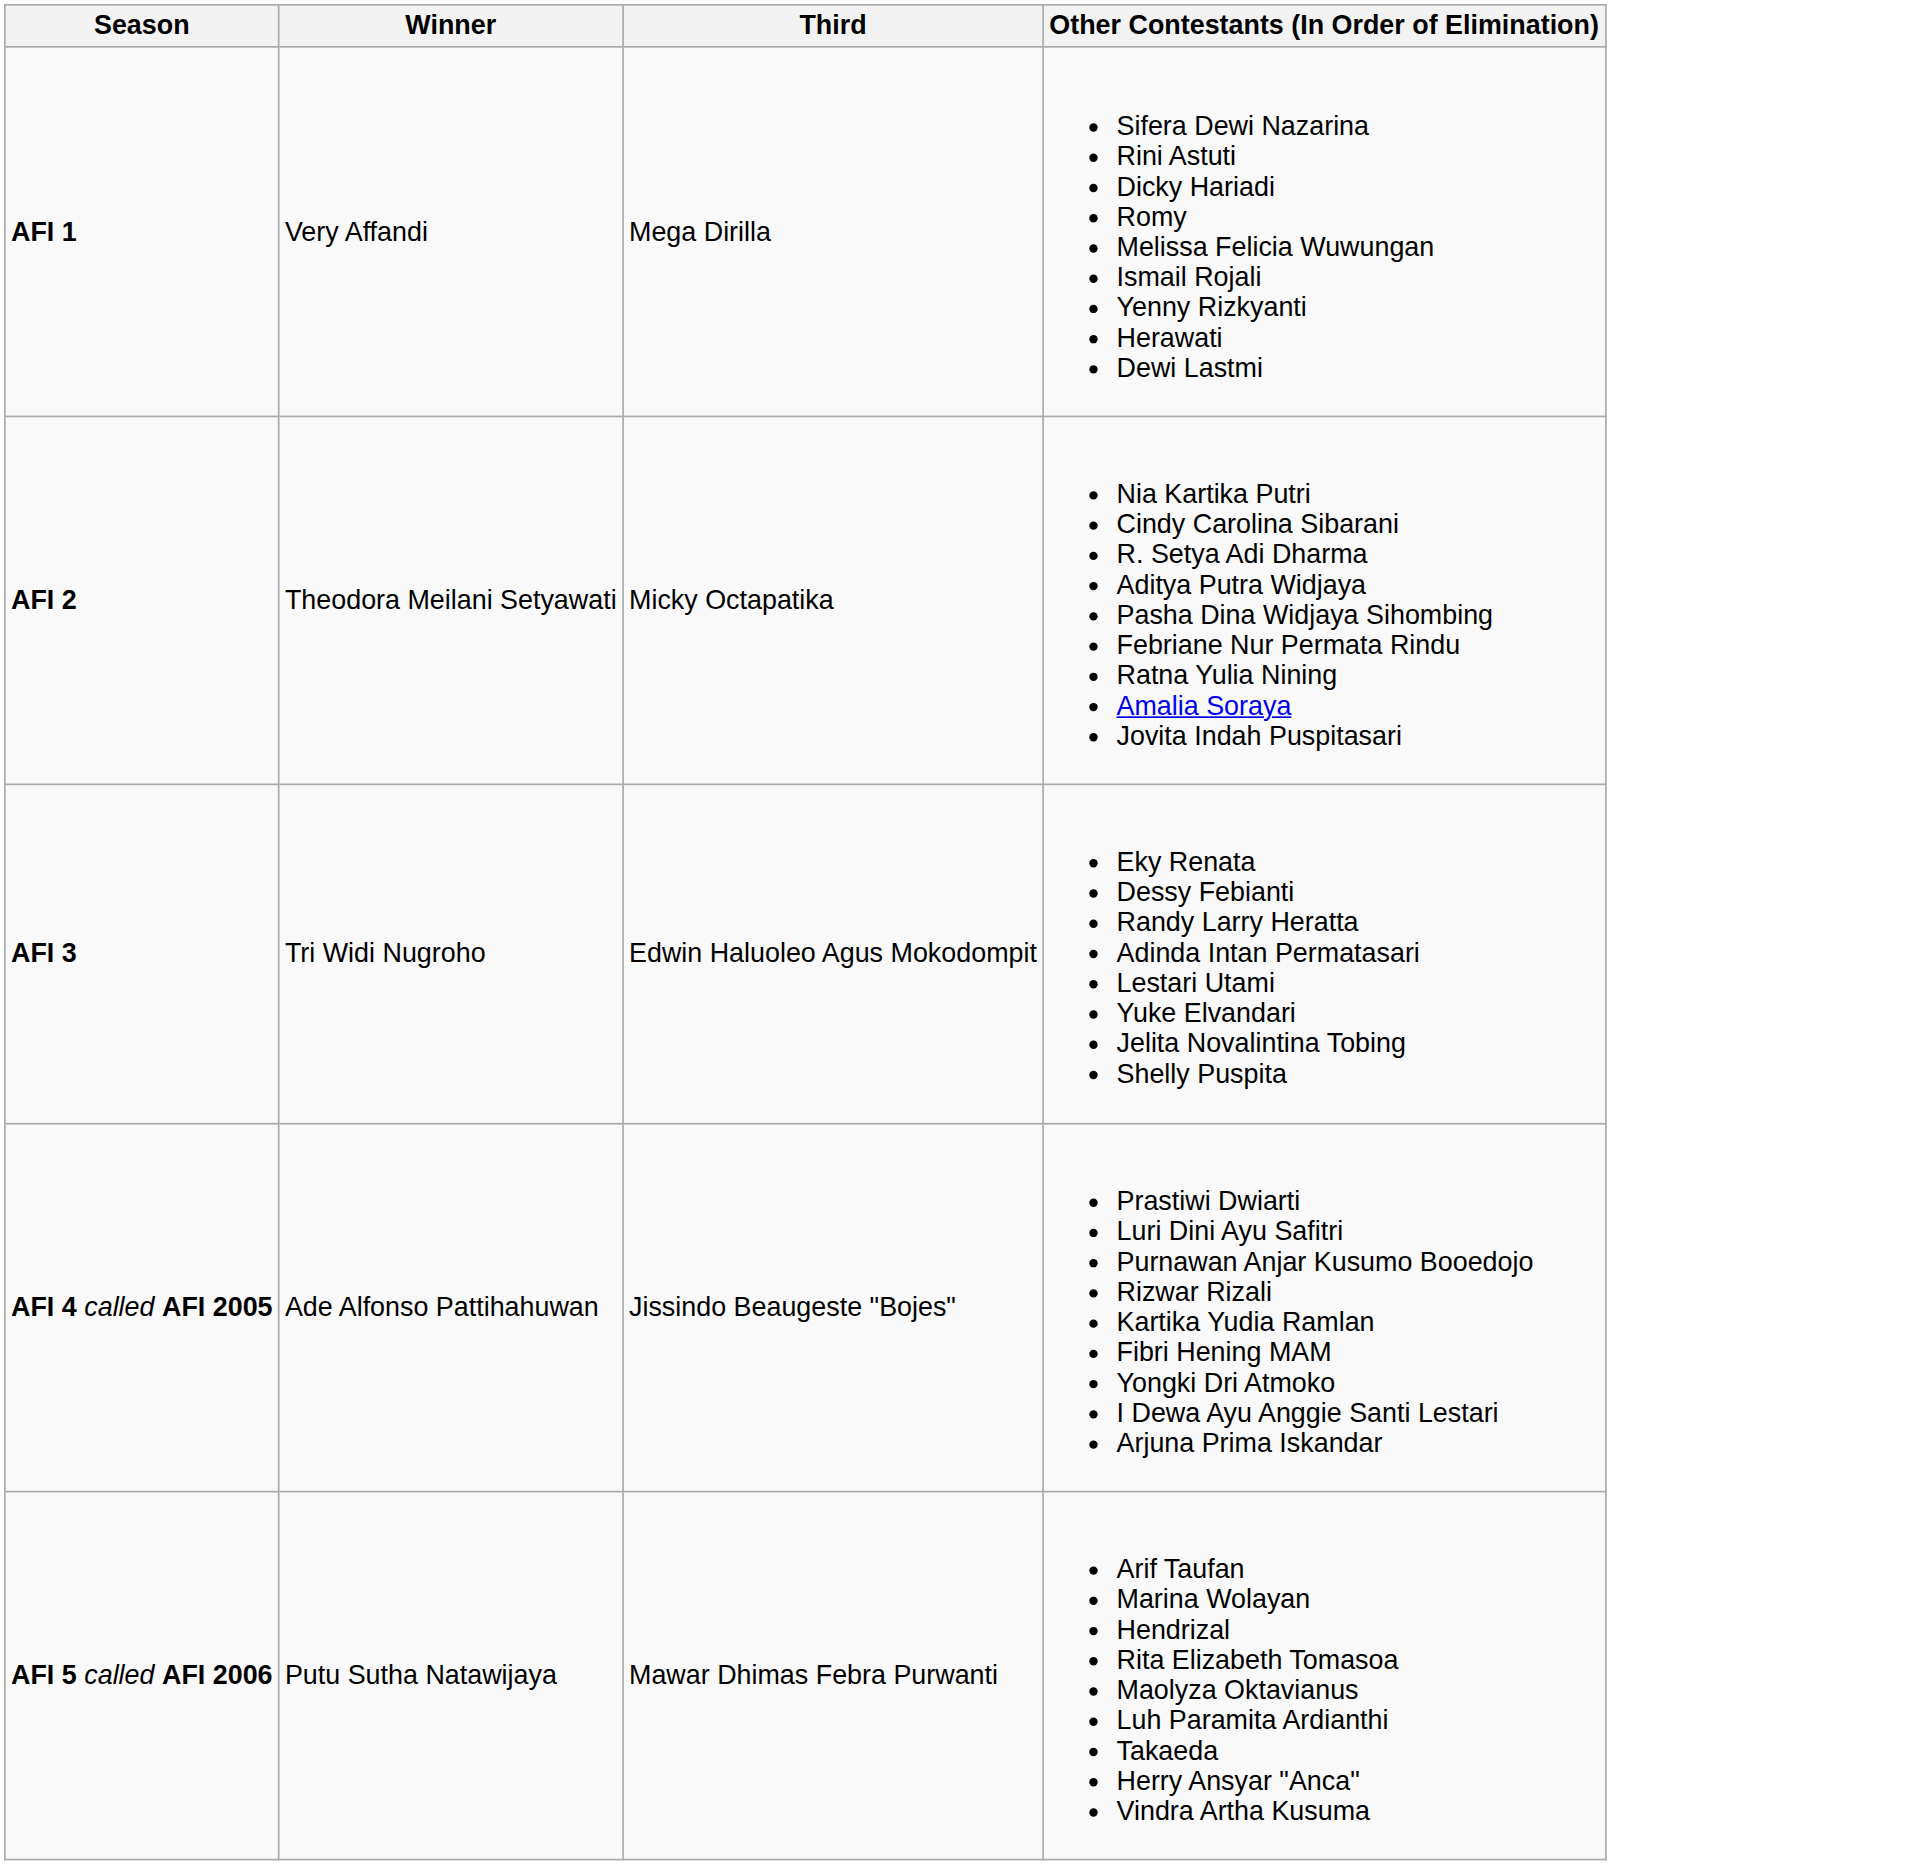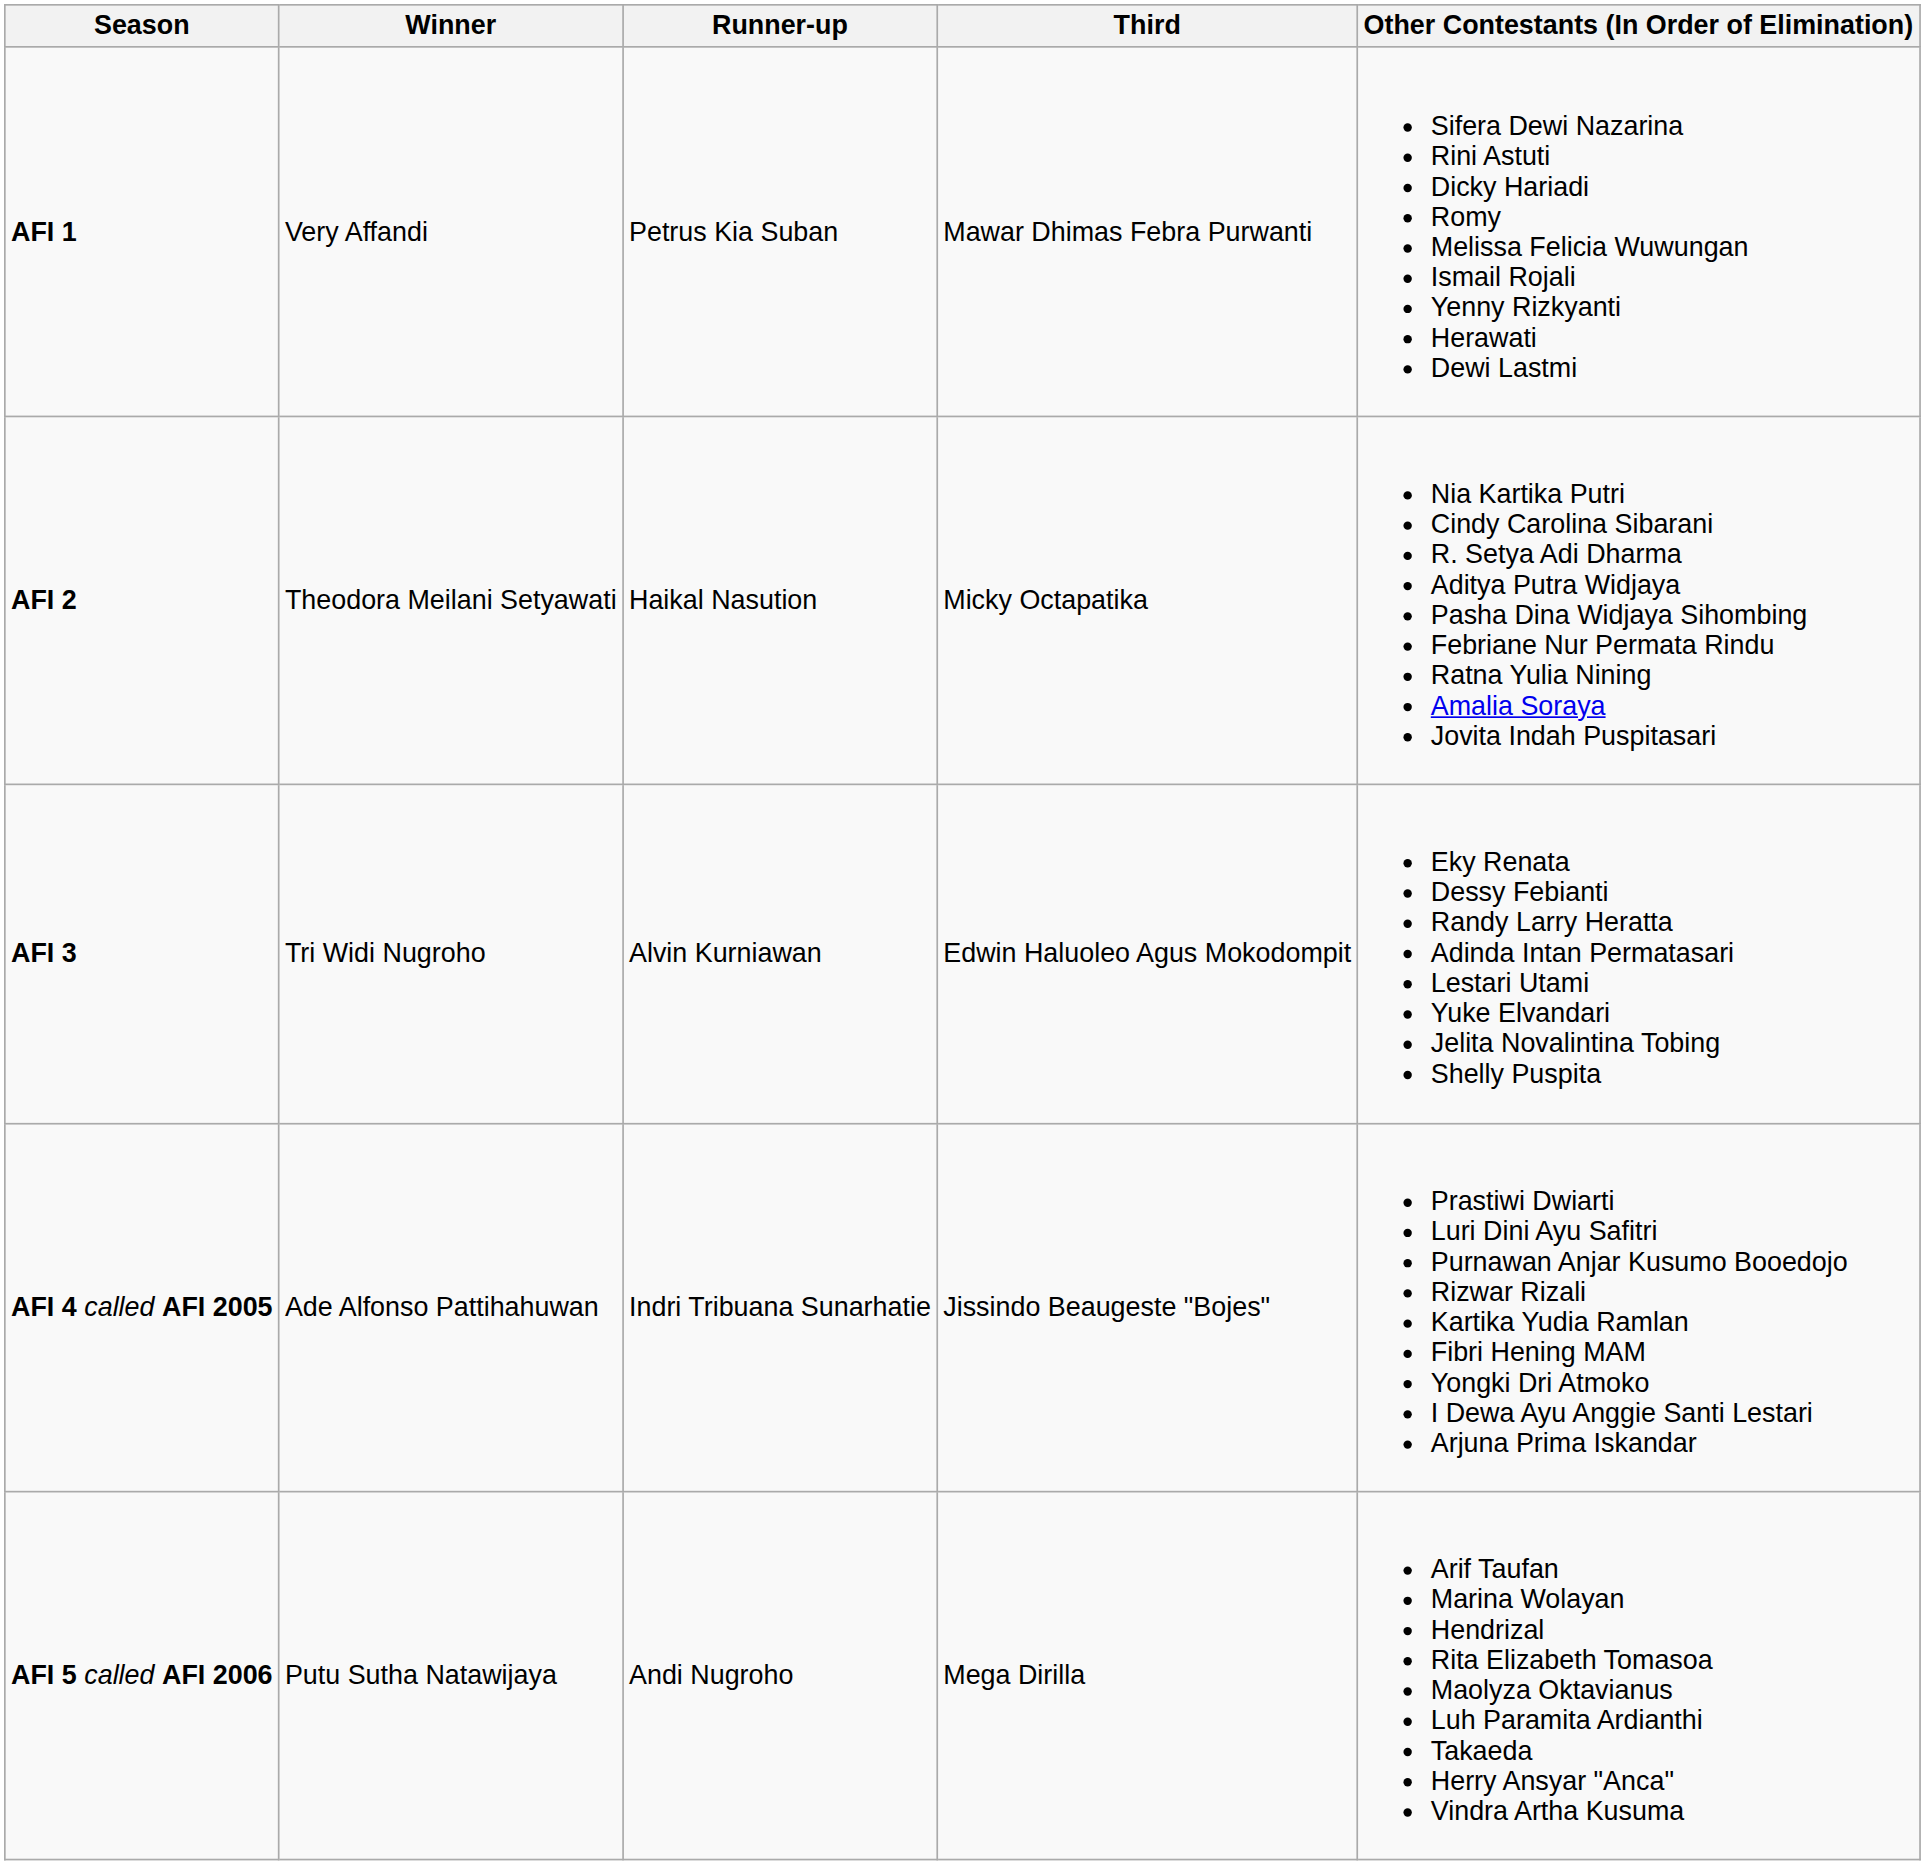+ column: (780, 25)
(700, 231) Mega Dirilla -> (1128, 231) Mawar Dhimas Febra Purwanti
(813, 1675) Mawar Dhimas Febra Purwanti -> (1014, 1675) Mega Dirilla
